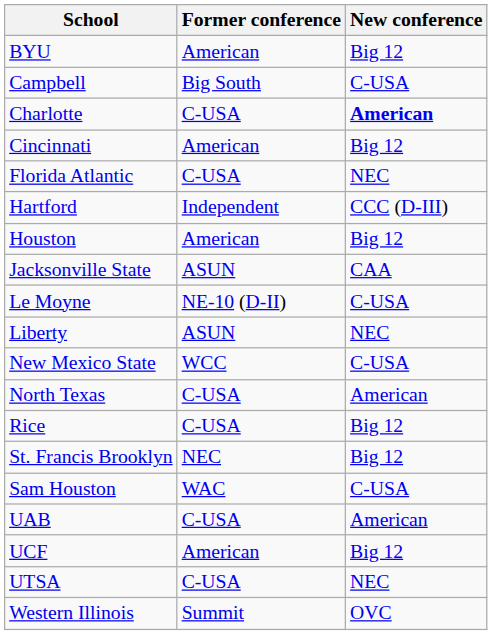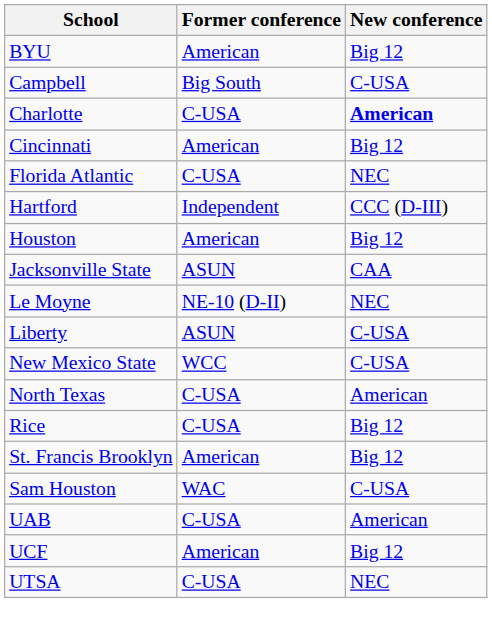(380, 301) C-USA -> (370, 301) NEC
(370, 332) NEC -> (380, 332) C-USA
(201, 457) NEC -> (220, 457) American
- row: (71, 613)
